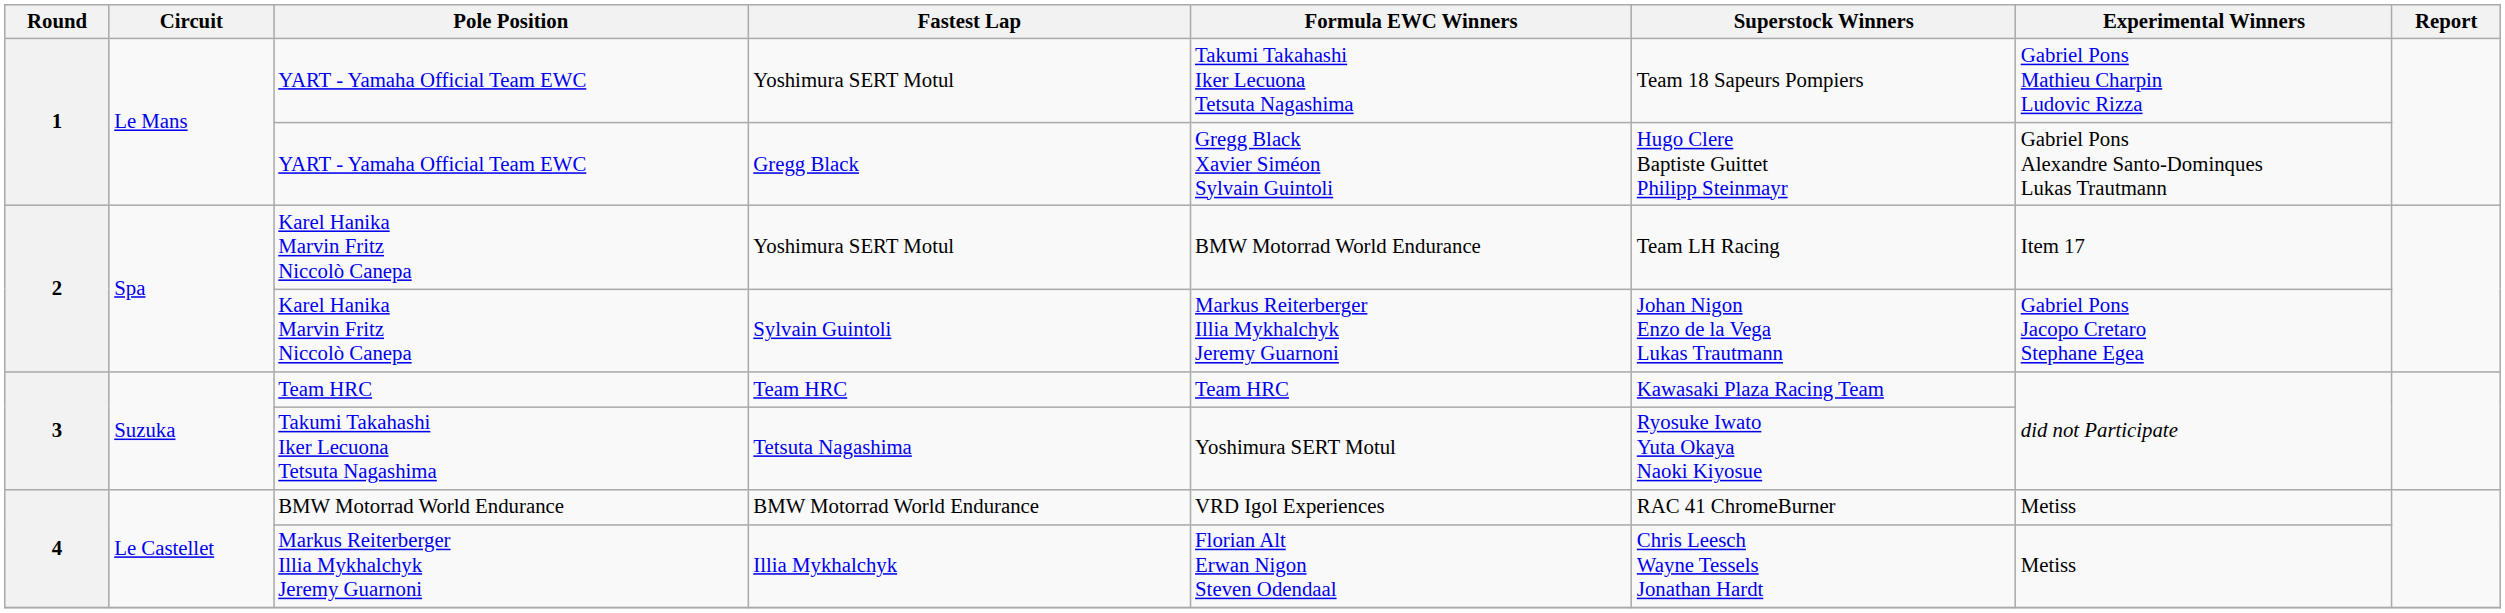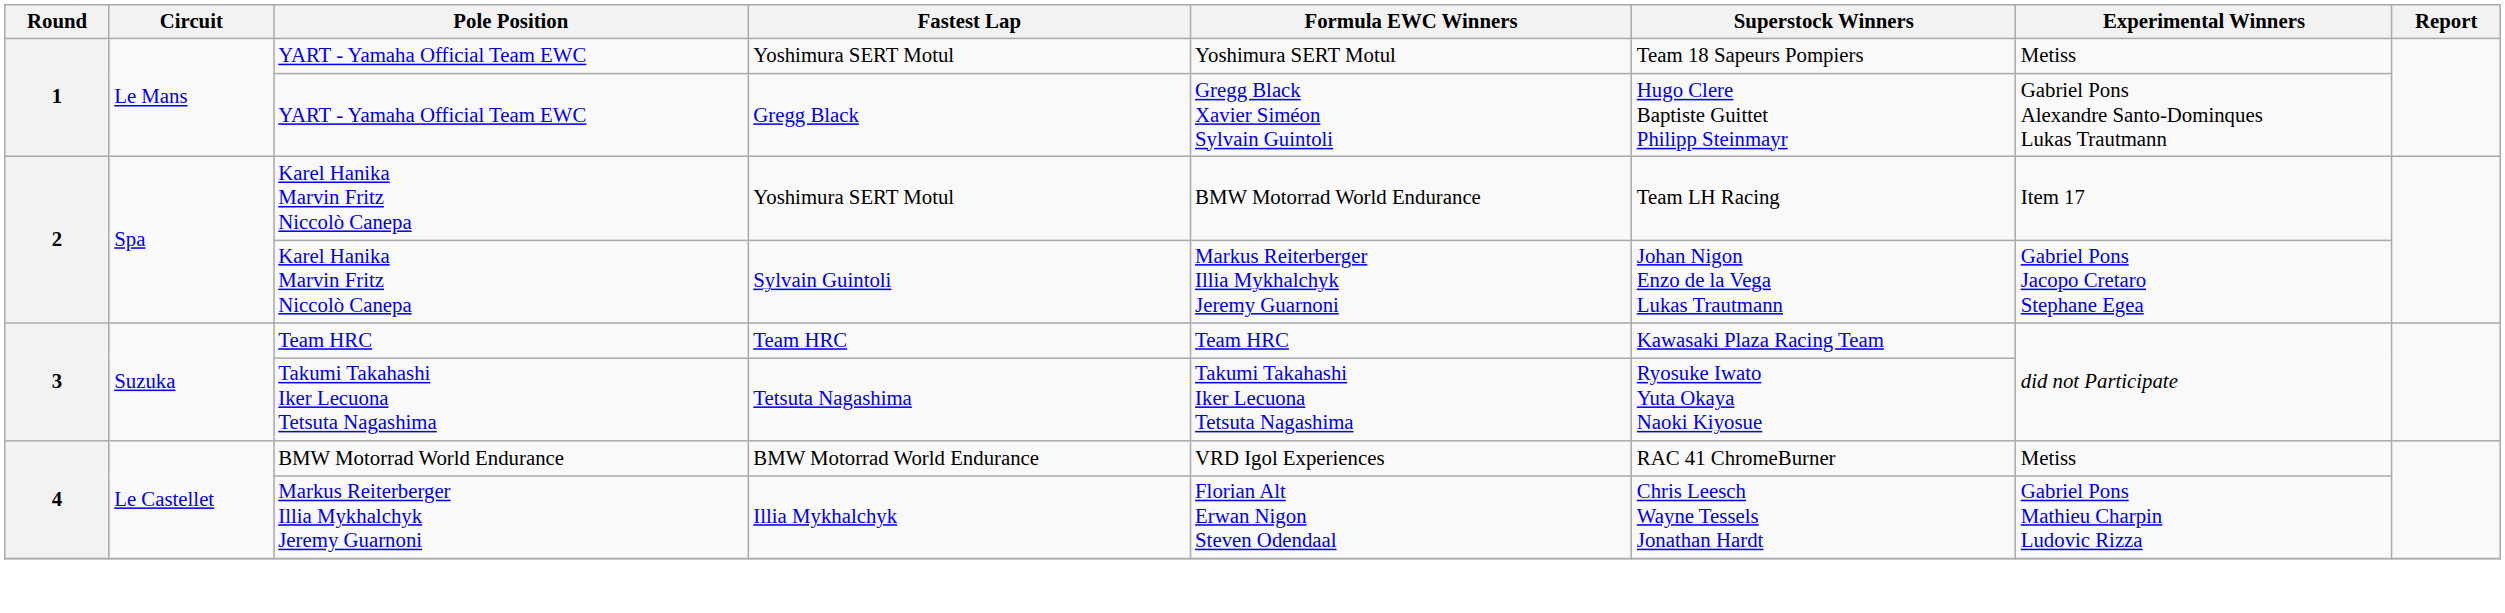(1274, 80) Takumi Takahashi Iker Lecuona Tetsuta Nagashima -> (1295, 55) Yoshimura SERT Motul
(2091, 80) Gabriel Pons Mathieu Charpin Ludovic Rizza -> (2048, 55) Metiss
(1295, 447) Yoshimura SERT Motul -> (1274, 398) Takumi Takahashi Iker Lecuona Tetsuta Nagashima
(2048, 565) Metiss -> (2091, 516) Gabriel Pons Mathieu Charpin Ludovic Rizza
